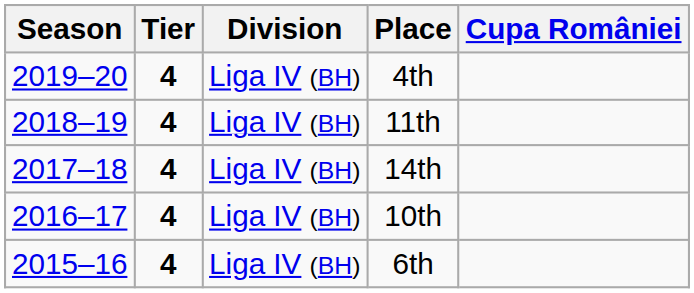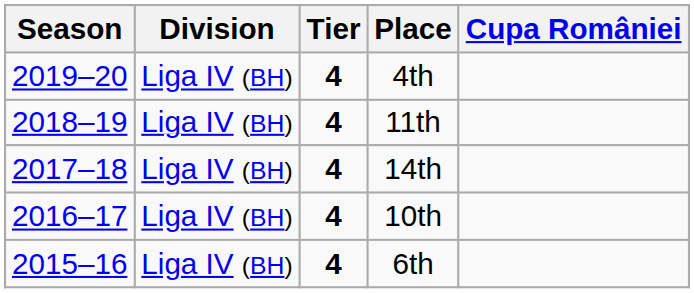columns swapped: (168, 29) <-> (285, 29)
